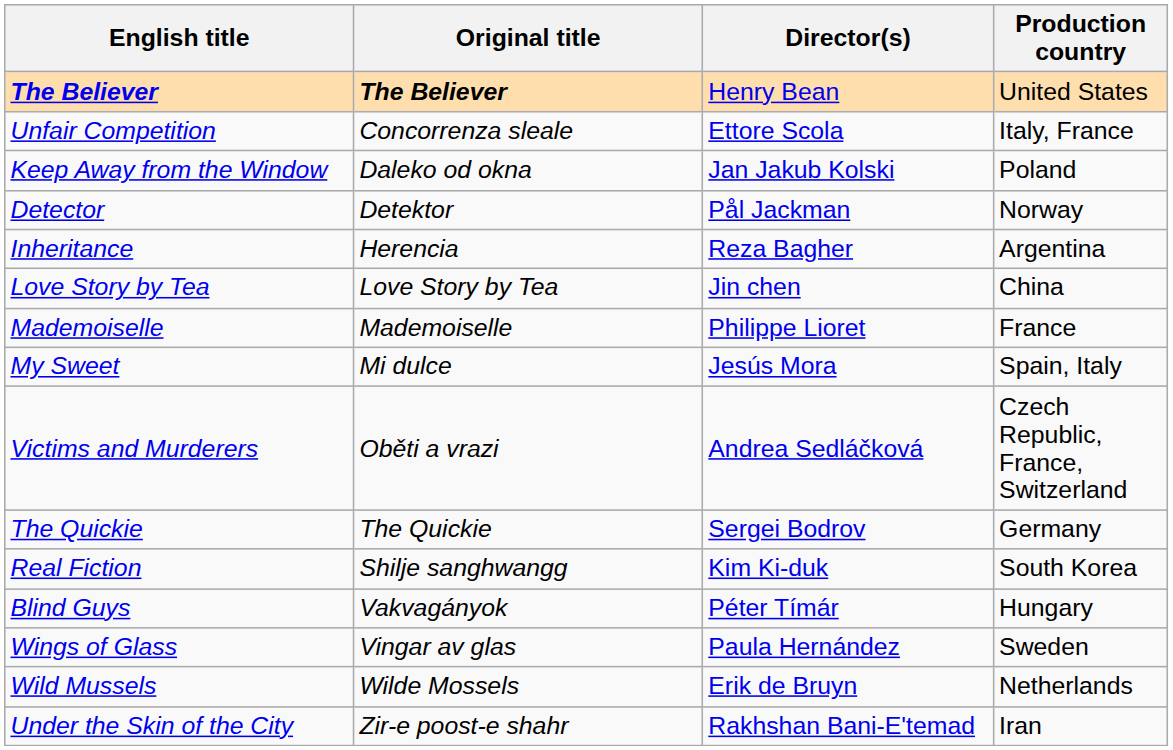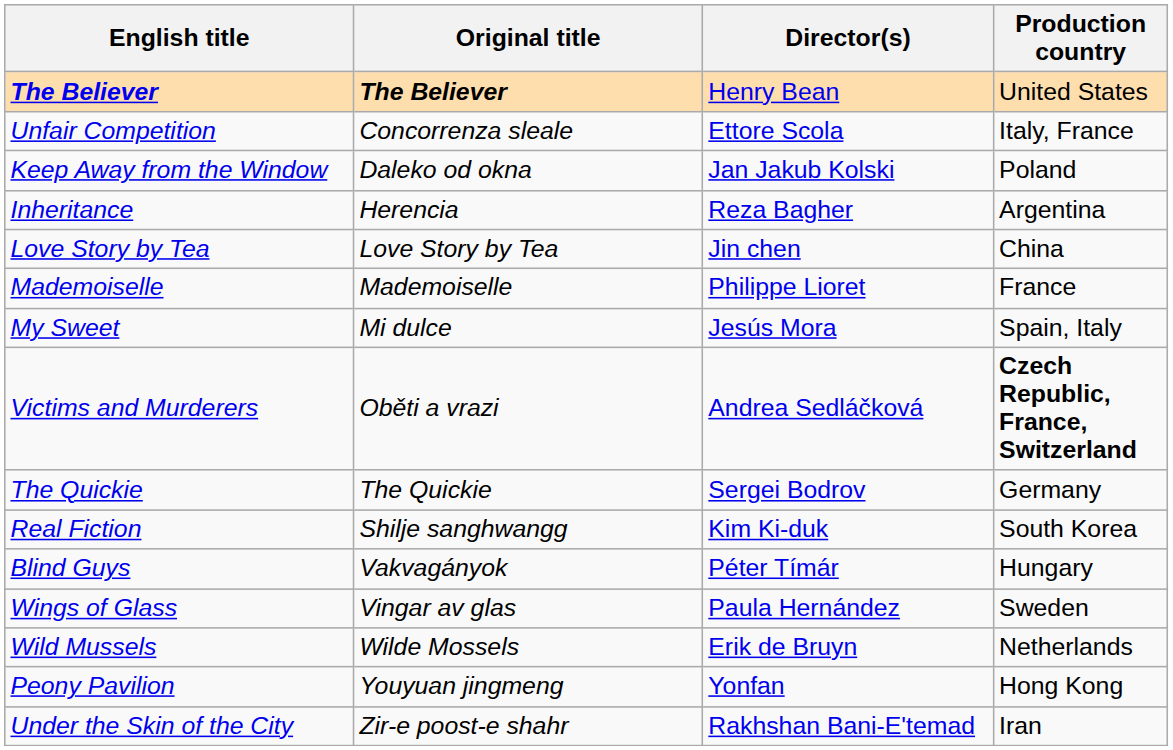- row: (57, 209)
(1063, 447) normal -> (1068, 408) bold
+ row: (93, 686)
